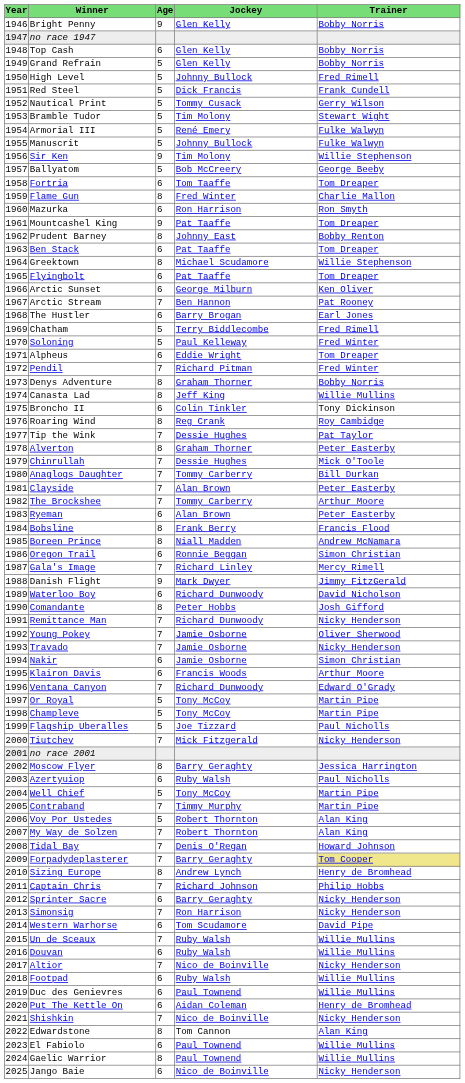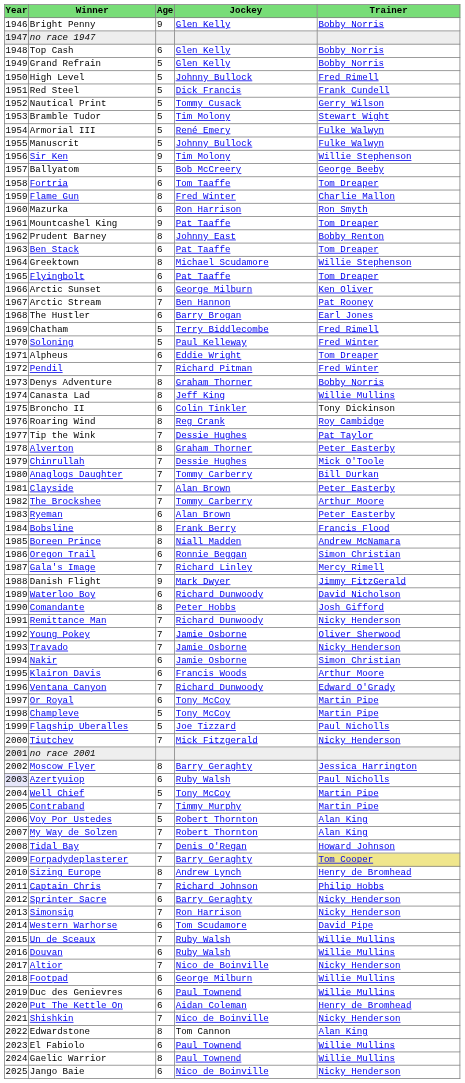(160, 701) 5 -> (160, 701) 6
(17, 780) no background -> (17, 780) lavender background
(203, 979) Ruby Walsh -> (214, 979) George Milburn
